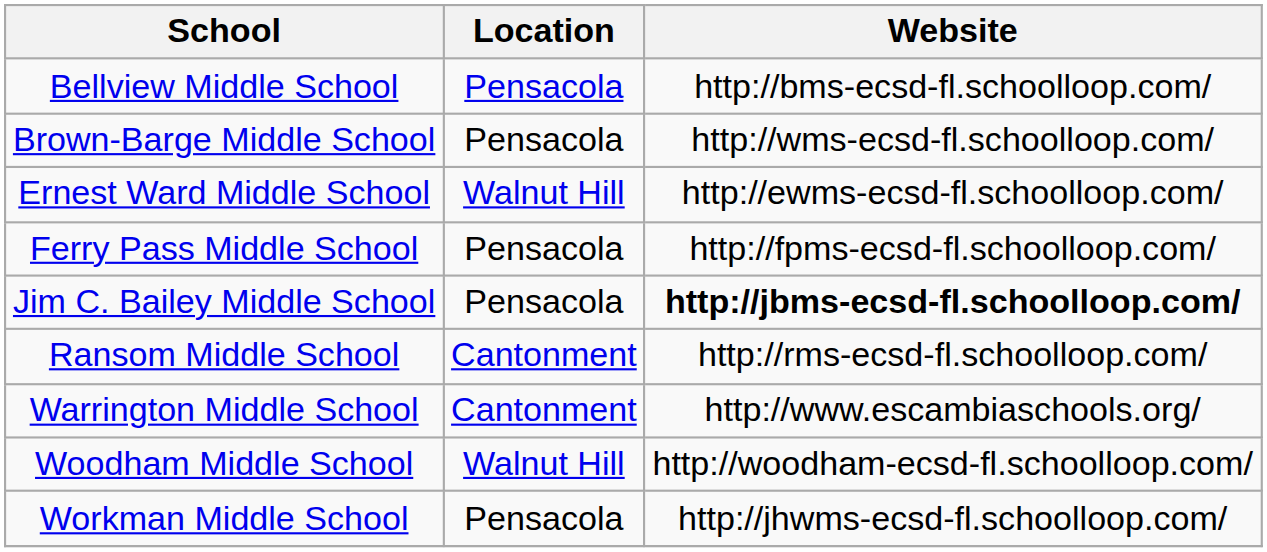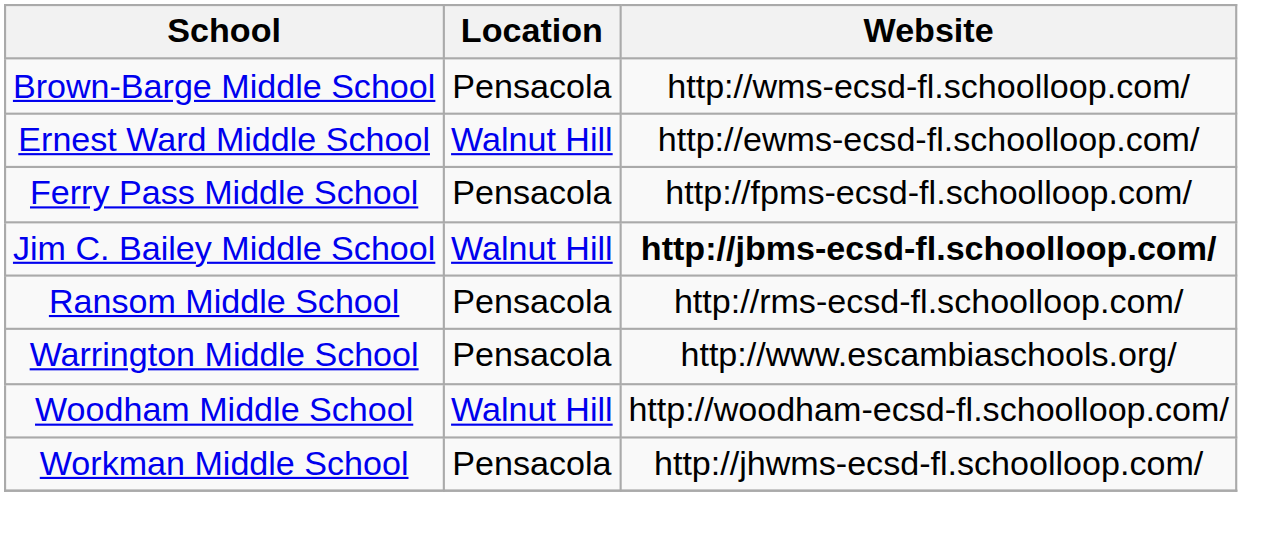- row: (224, 85)
(544, 301) Pensacola -> (532, 247) Walnut Hill
(544, 355) Cantonment -> (532, 301) Pensacola
(544, 409) Cantonment -> (532, 355) Pensacola
